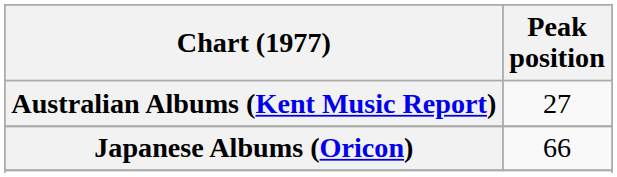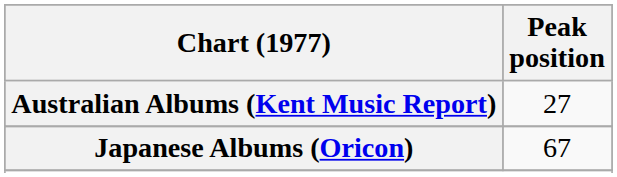(557, 147) 66 -> (557, 147) 67
